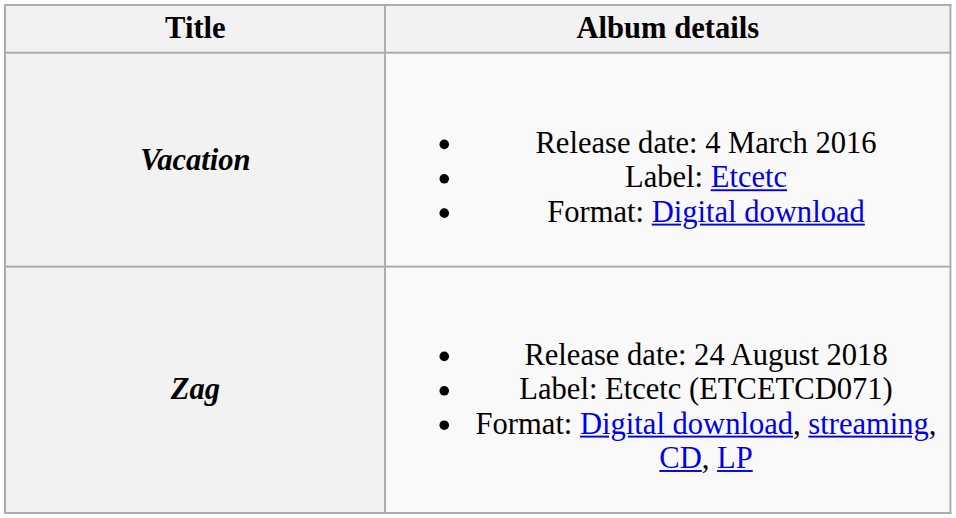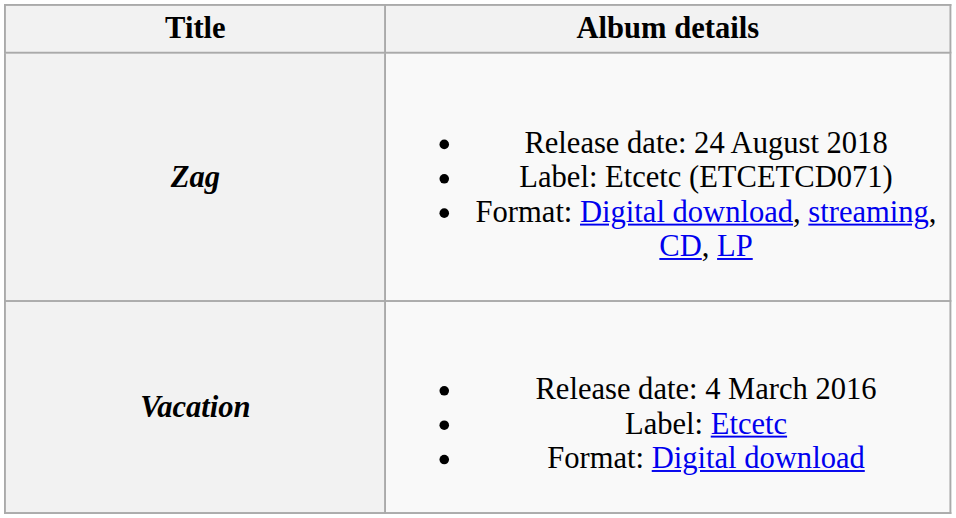rows swapped: (195, 159) <-> (195, 389)
